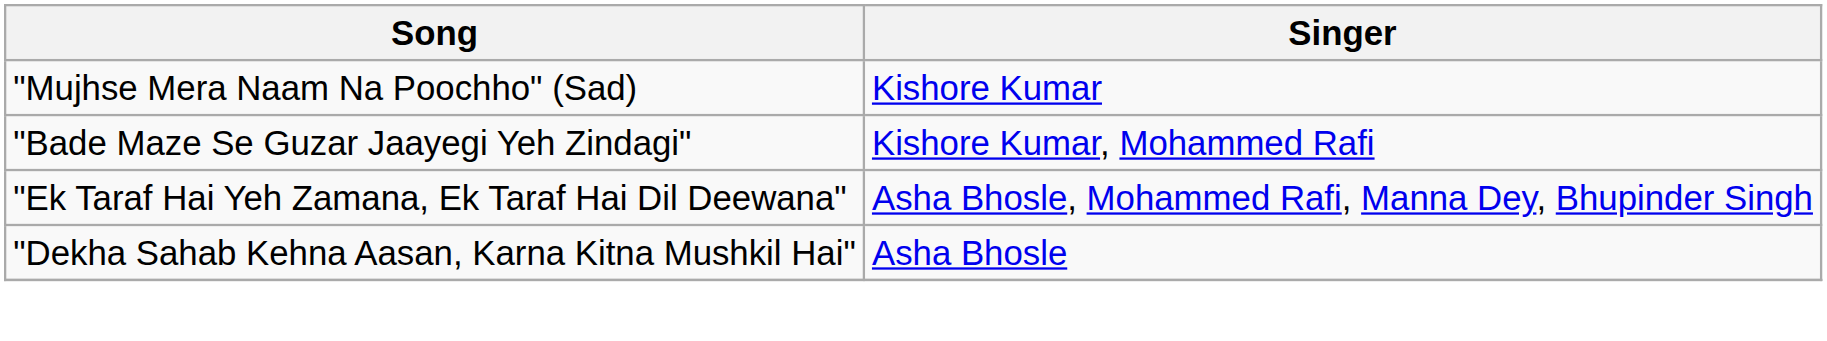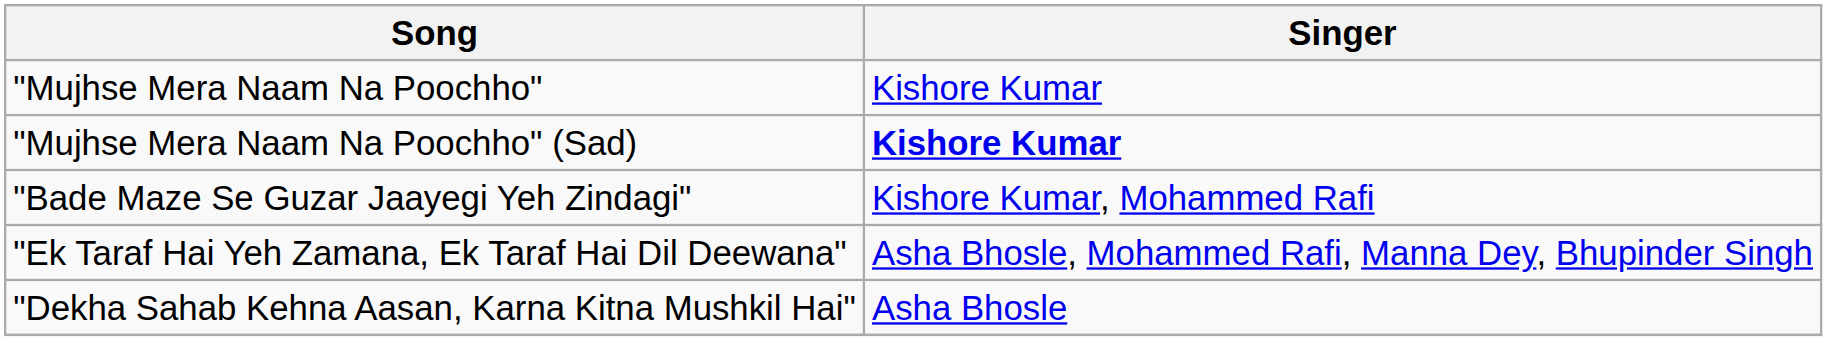+ row: (278, 88)
(987, 88) normal -> (997, 143) bold
